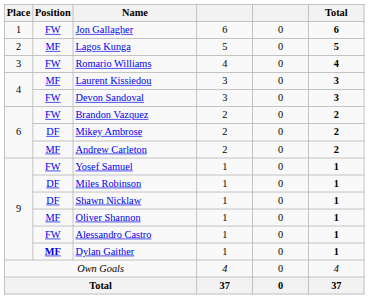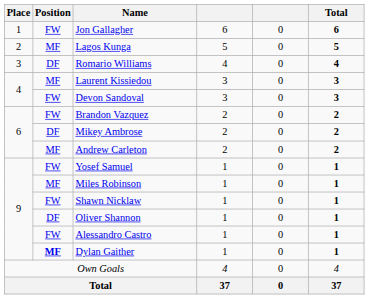(53, 64) FW -> (53, 64) DF
(53, 183) DF -> (53, 183) MF
(53, 200) DF -> (53, 200) FW
(53, 217) MF -> (53, 217) DF
